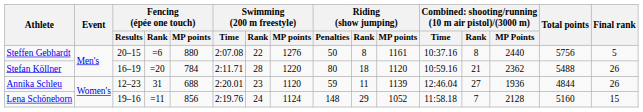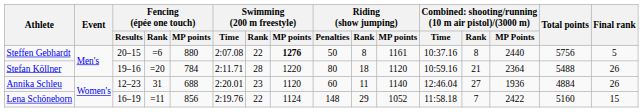(292, 53) normal -> (292, 53) bold
(129, 69) 16–19 -> (129, 69) 19–16
(515, 69) 2362 -> (515, 69) 2364
(332, 84) 59 -> (332, 84) 60
(398, 84) 1139 -> (398, 84) 1140
(565, 84) 4844 -> (565, 84) 4884
(129, 100) 19–16 -> (129, 100) 16–19
(258, 100) 24 -> (258, 100) 22
(515, 100) 2128 -> (515, 100) 2422
